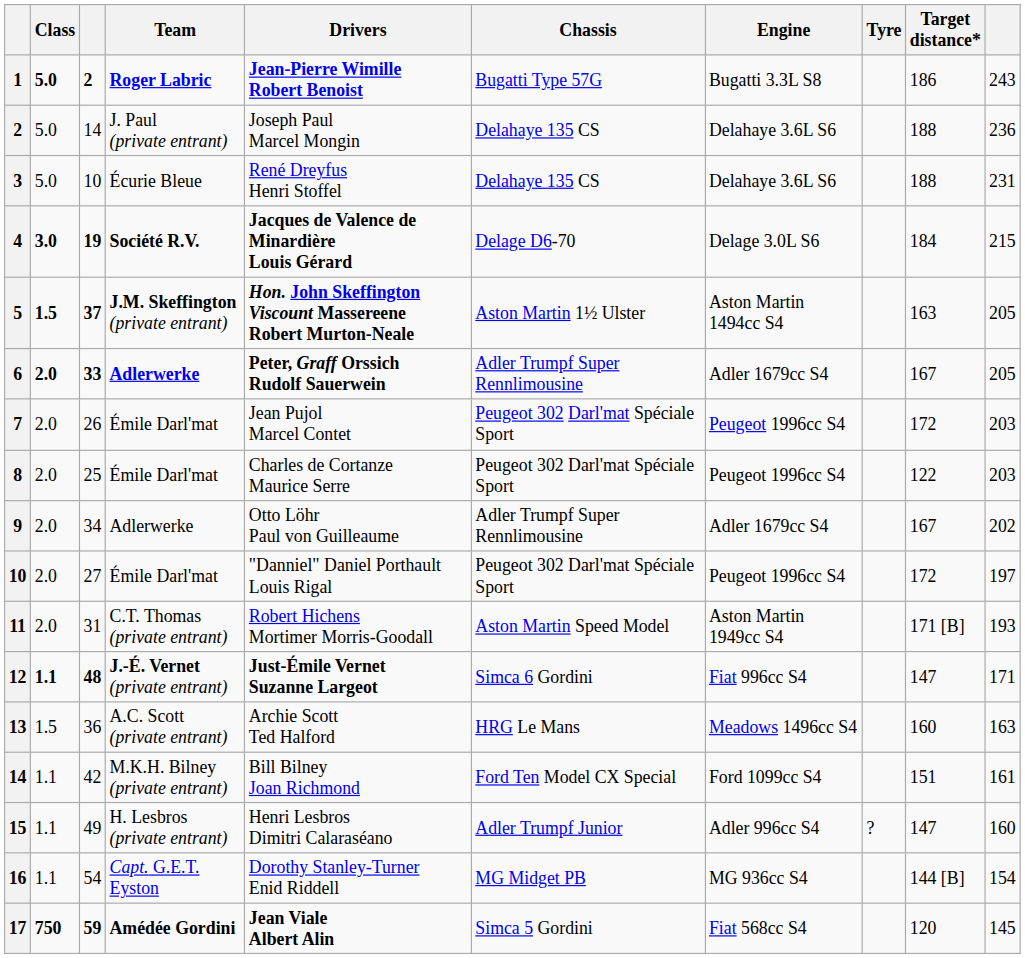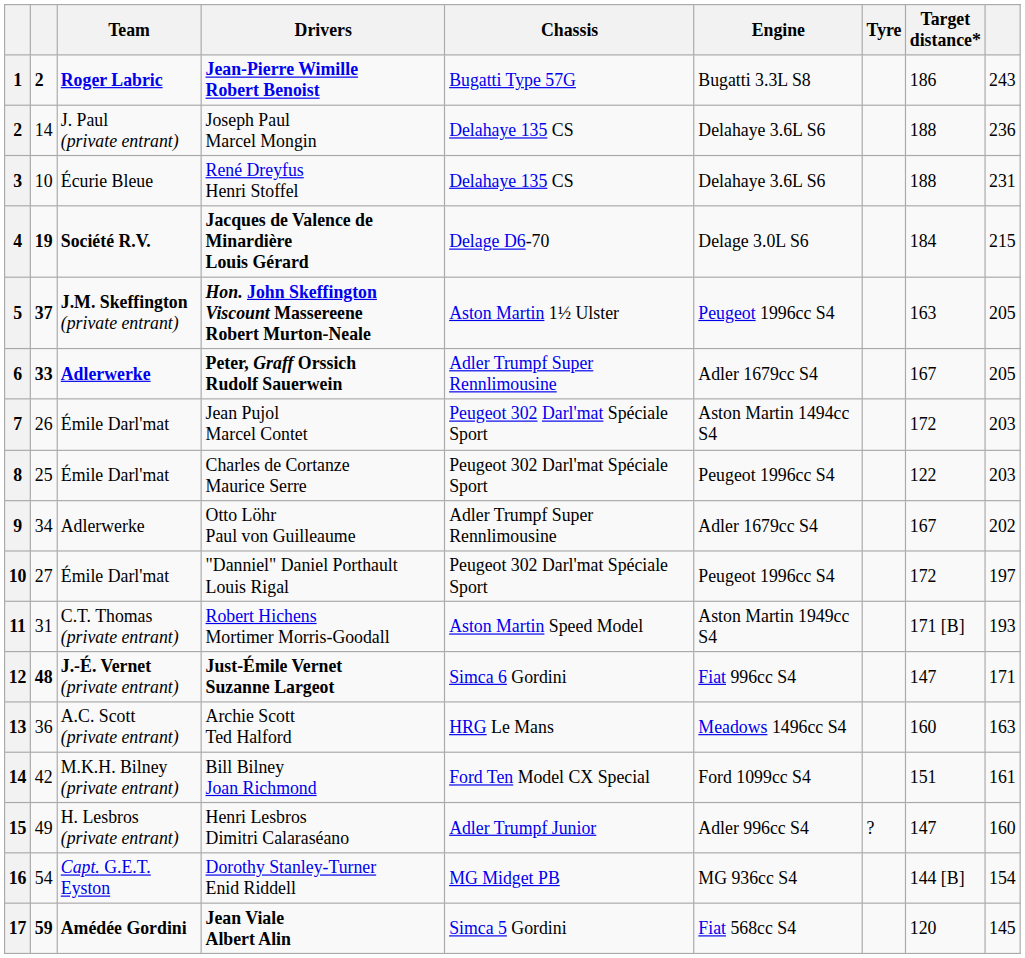- column: (55, 29)
(757, 313) Aston Martin 1494cc S4 -> (766, 313) Peugeot 1996cc S4
(777, 424) Peugeot 1996cc S4 -> (774, 424) Aston Martin 1494cc S4
